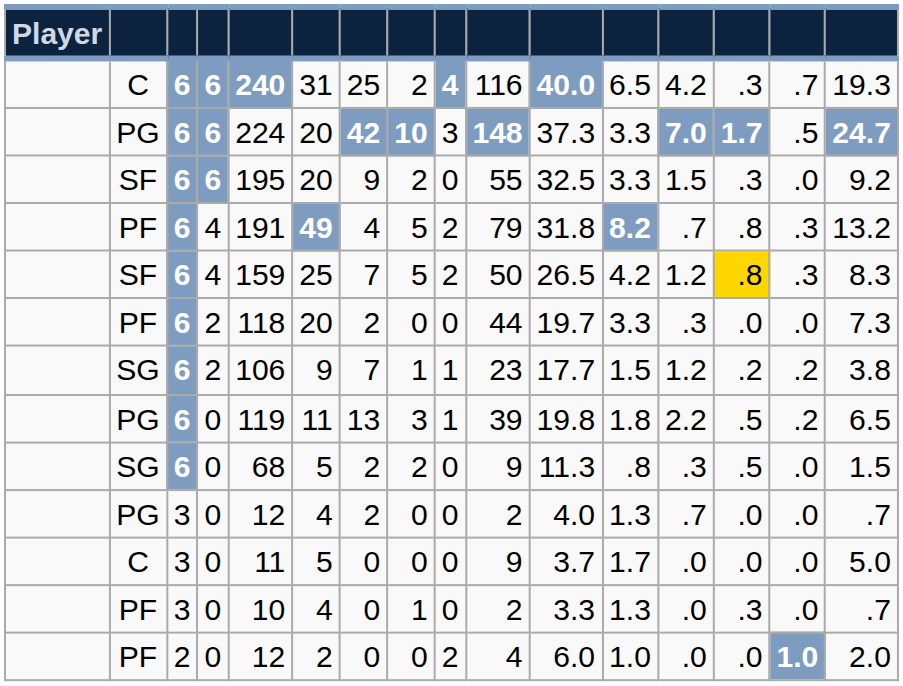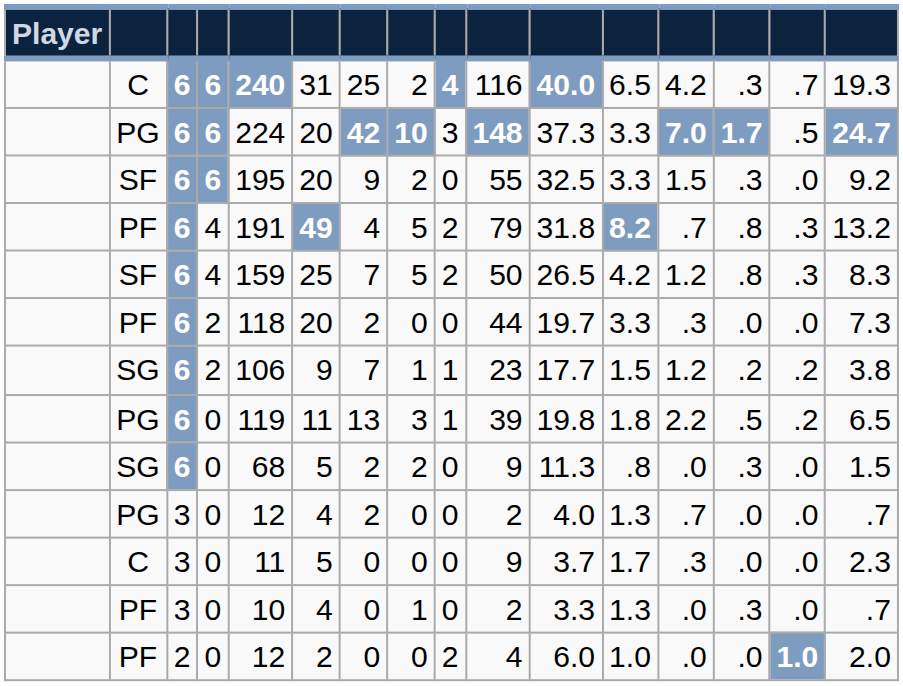(750, 275) gold background -> (750, 275) no background
(694, 466) .3 -> (694, 466) .0
(750, 466) .5 -> (750, 466) .3
(694, 561) .0 -> (694, 561) .3
(870, 561) 5.0 -> (870, 561) 2.3
